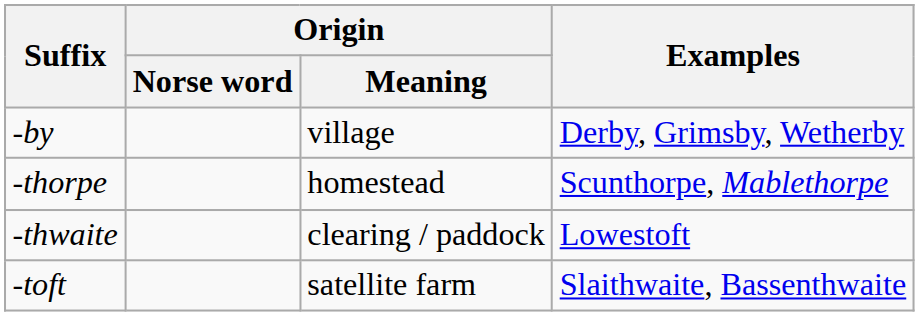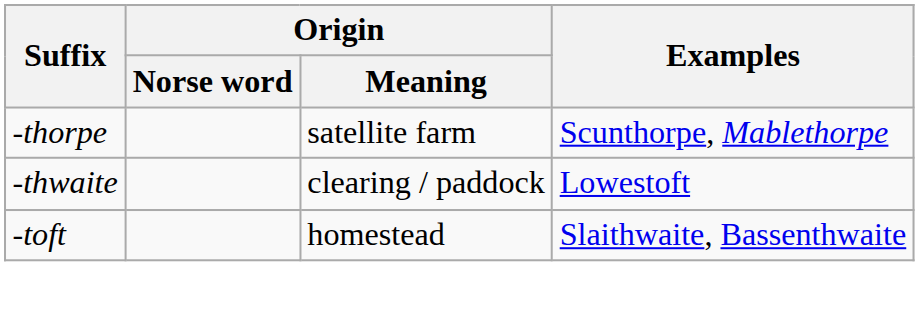- row: (33, 132)
(376, 183) homestead -> (392, 132) satellite farm
(392, 285) satellite farm -> (376, 234) homestead
